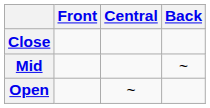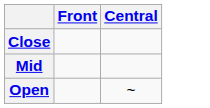- column: (183, 16)
